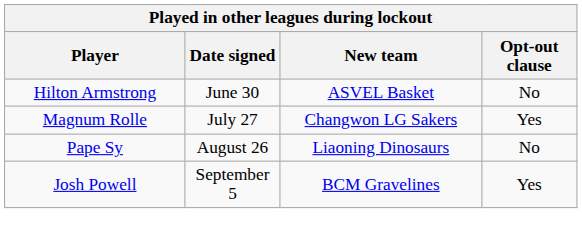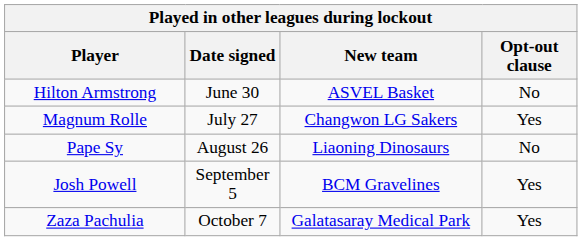+ row: (95, 221)
